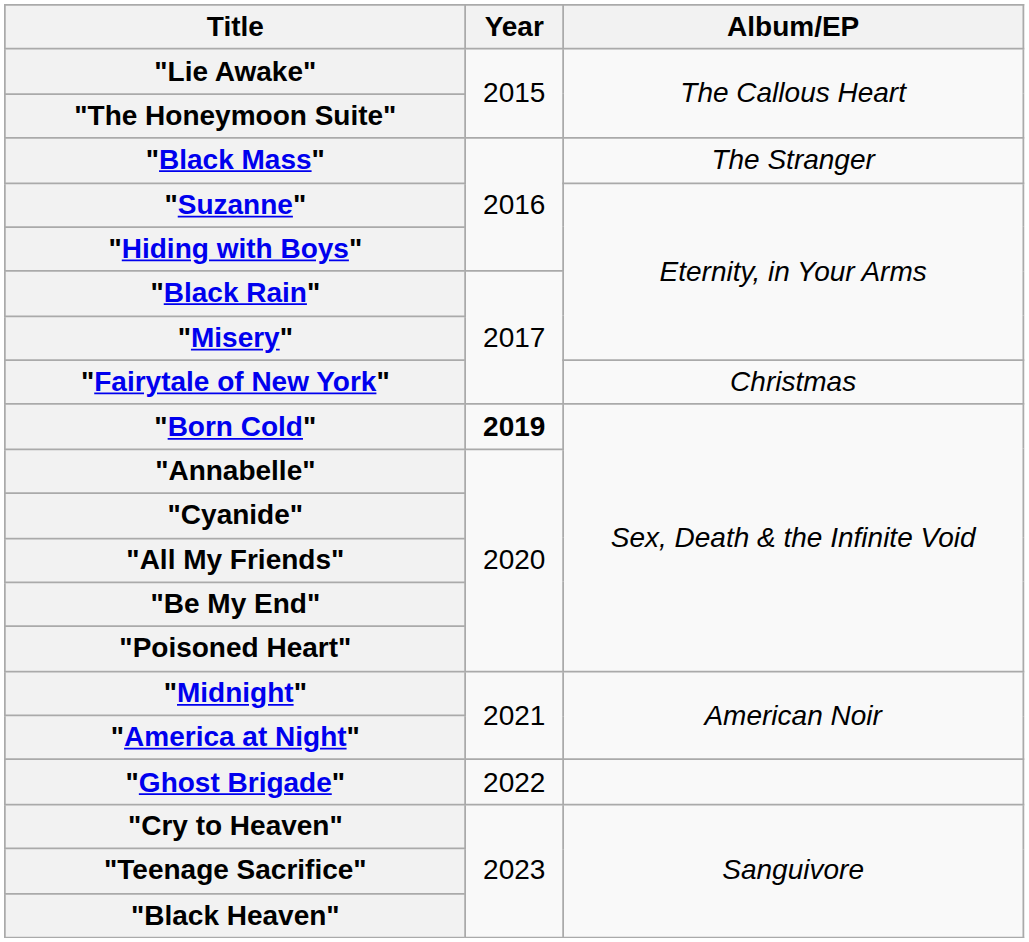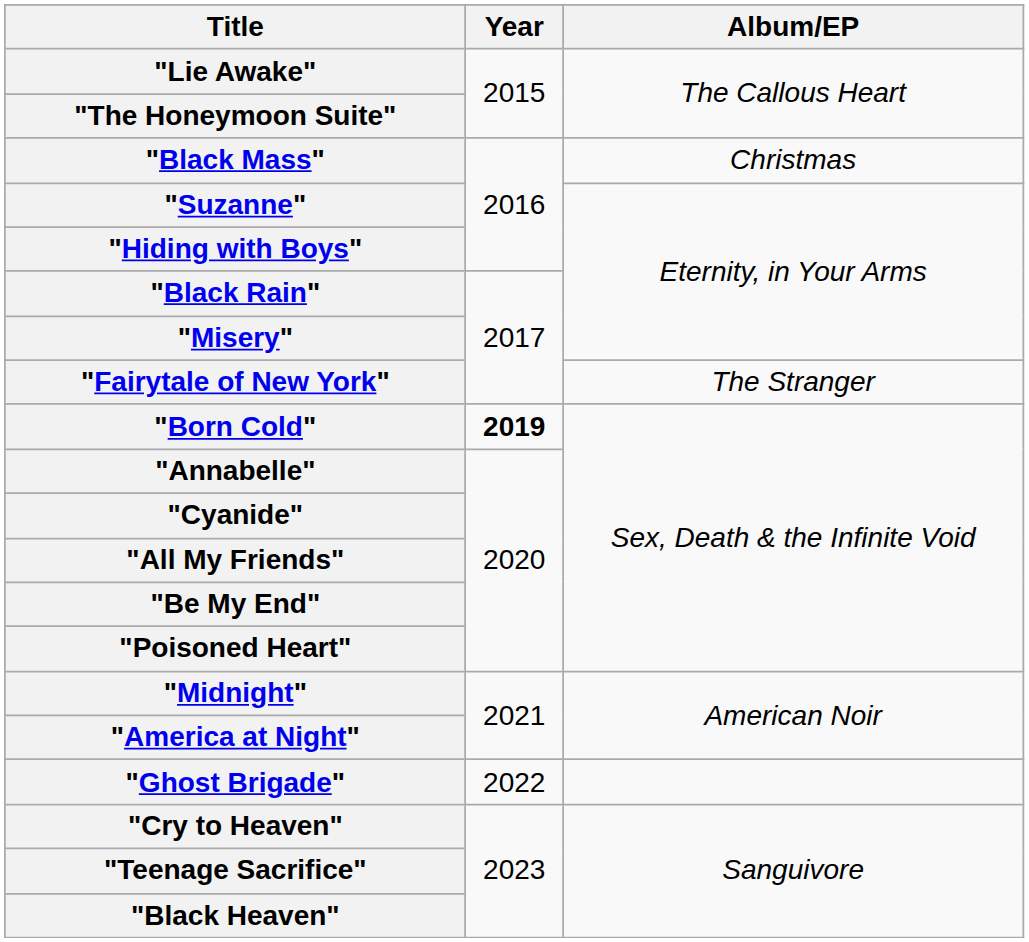(793, 159) The Stranger -> (793, 159) Christmas
(793, 381) Christmas -> (793, 381) The Stranger
